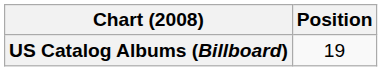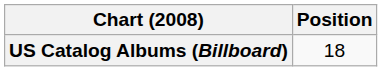(335, 50) 19 -> (335, 50) 18
